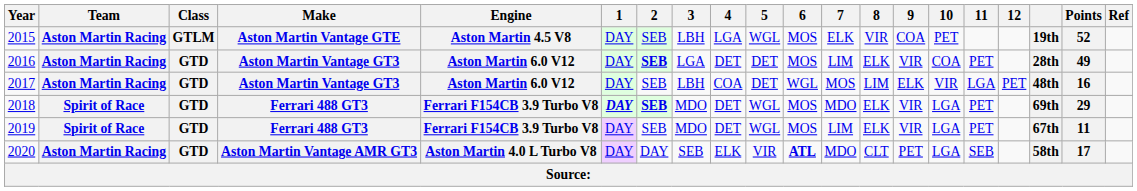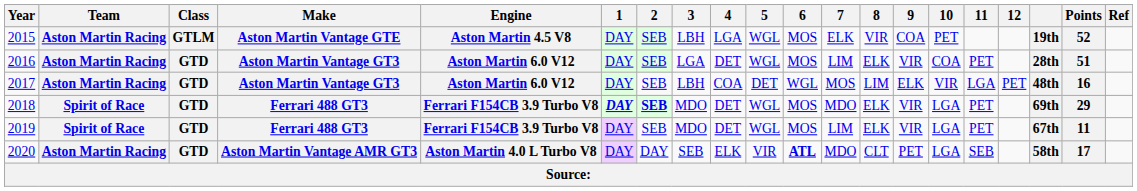(654, 60) bold -> (654, 60) normal
(765, 60) DET -> (765, 60) WGL
(1084, 60) 49 -> (1084, 60) 51
